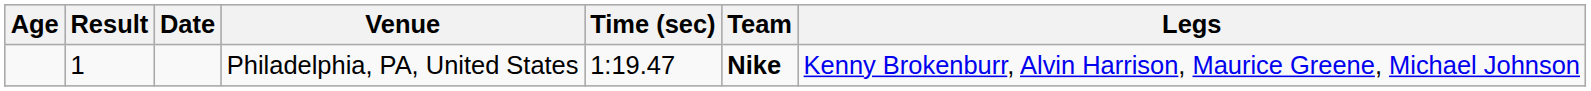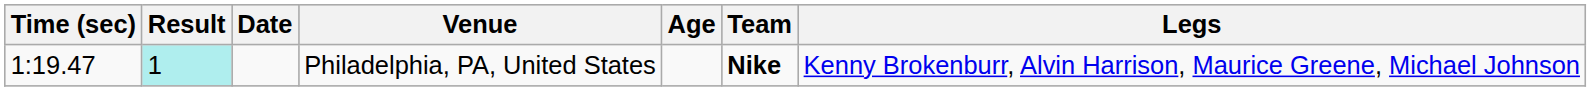columns swapped: (653, 24) <-> (35, 24)
(78, 65) no background -> (155, 65) paleturquoise background
